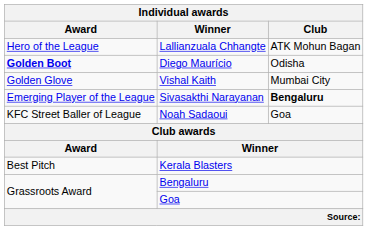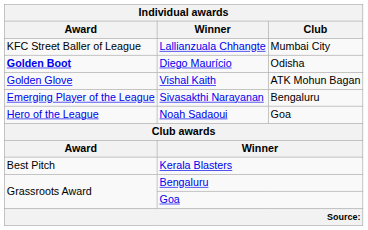(53, 47) Hero of the League -> (74, 47) KFC Street Baller of League
(315, 47) ATK Mohun Bagan -> (300, 47) Mumbai City
(300, 81) Mumbai City -> (315, 81) ATK Mohun Bagan
(297, 98) bold -> (295, 98) normal
(74, 115) KFC Street Baller of League -> (53, 115) Hero of the League
